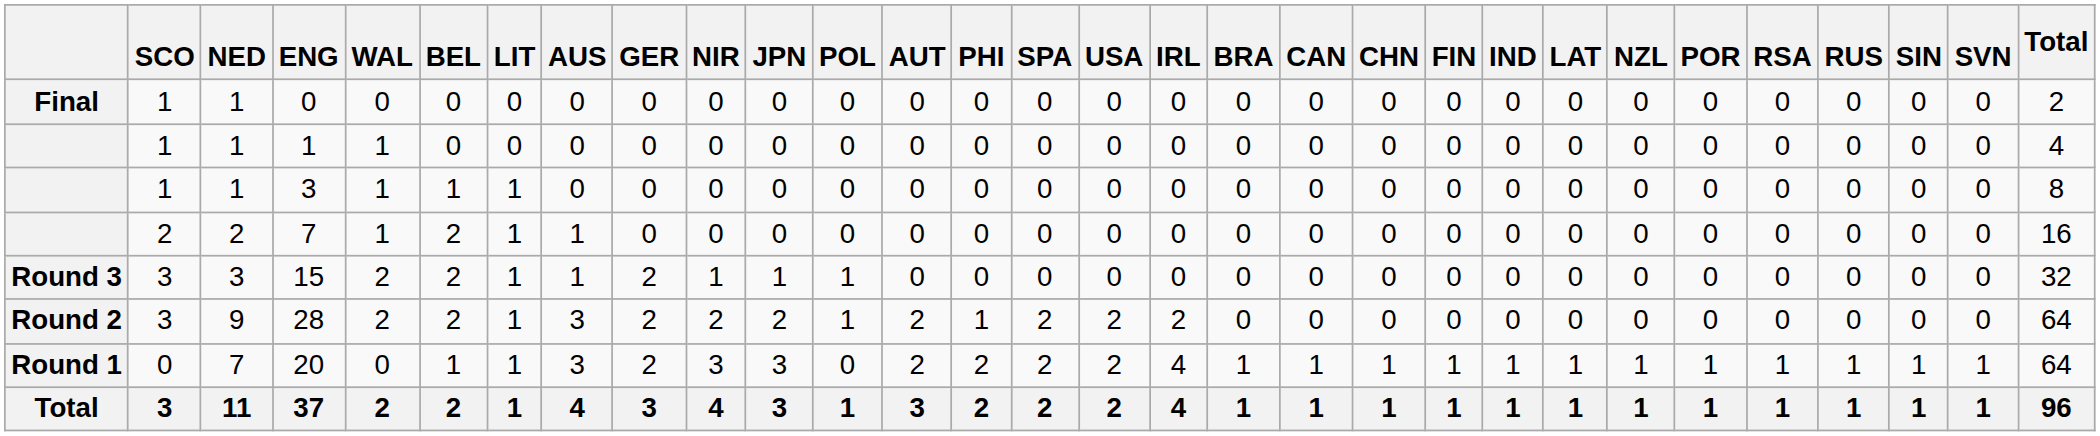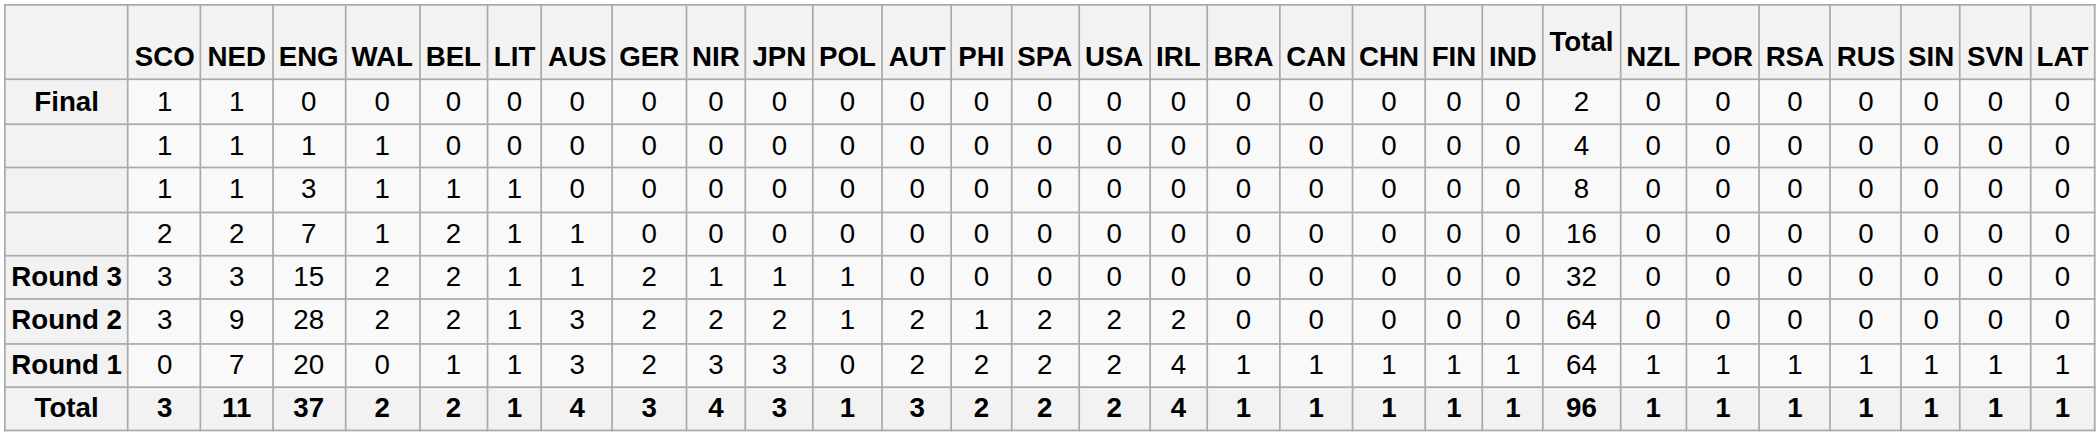columns swapped: (1575, 57) <-> (2056, 42)
